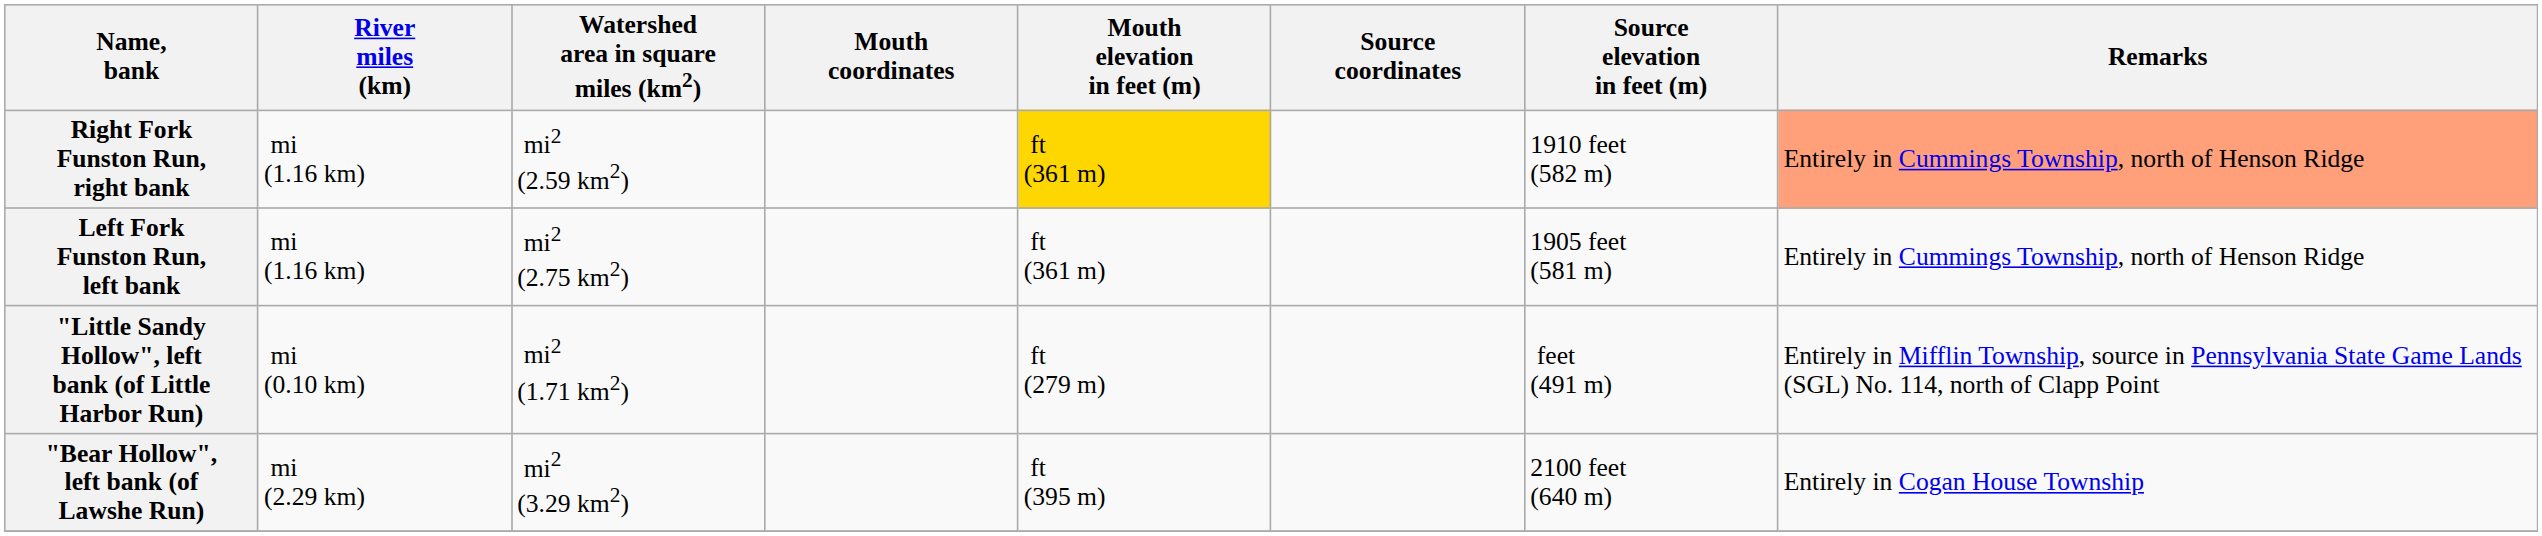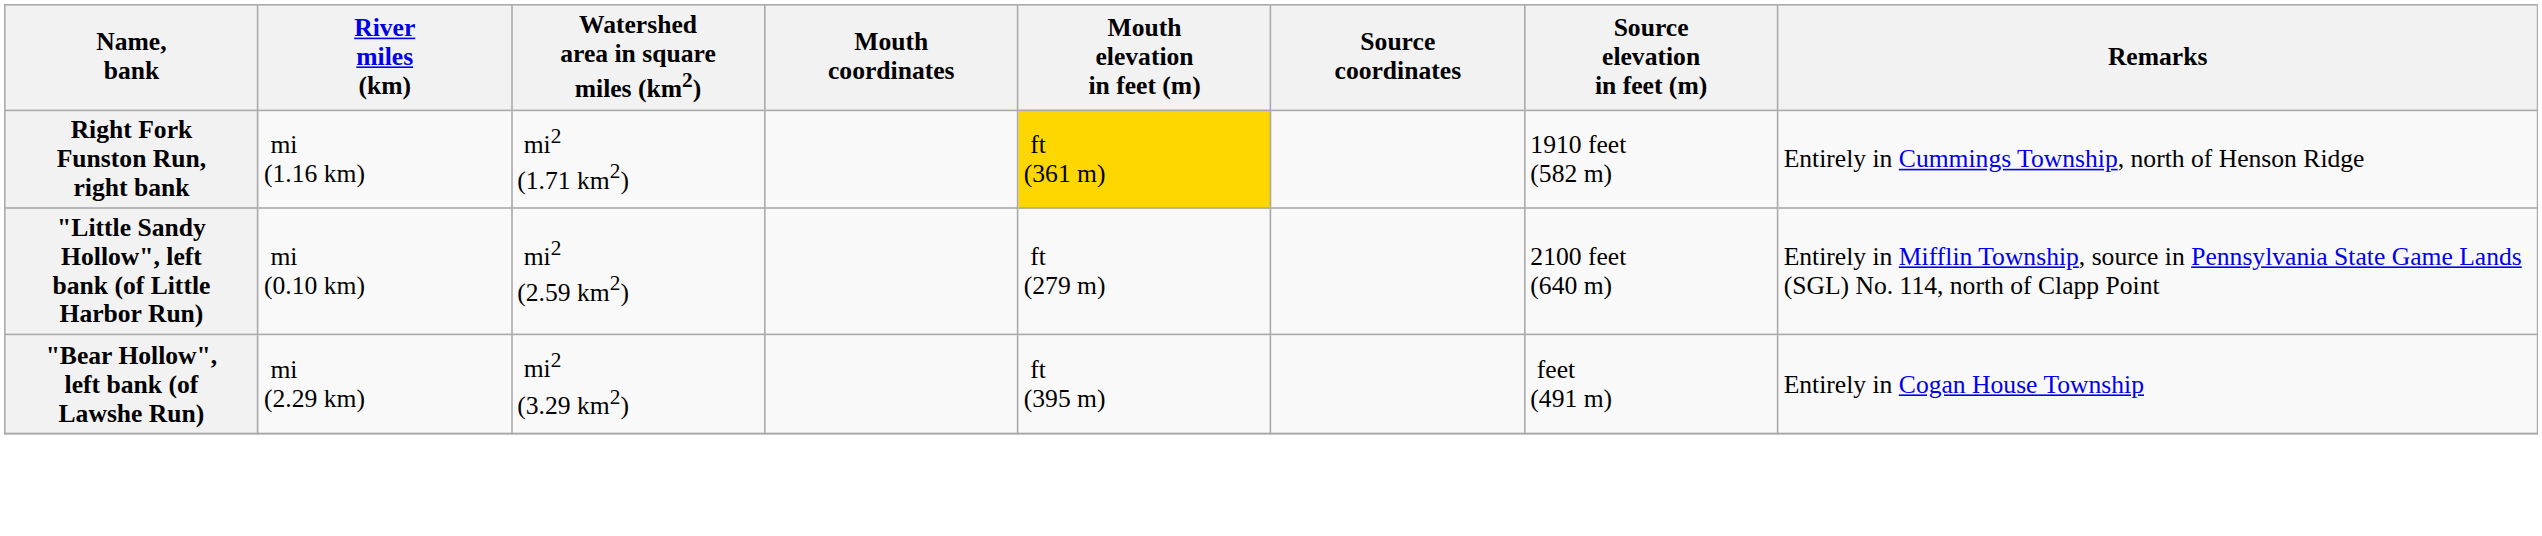(573, 158) mi2 (2.59 km2) -> (573, 158) mi2 (1.71 km2)
(2074, 158) lightsalmon background -> (2074, 158) no background
- row: (131, 256)
(573, 369) mi2 (1.71 km2) -> (573, 271) mi2 (2.59 km2)
(1571, 369) feet (491 m) -> (1578, 271) 2100 feet (640 m)
(1578, 482) 2100 feet (640 m) -> (1571, 383) feet (491 m)
